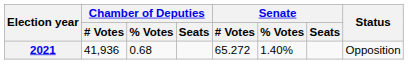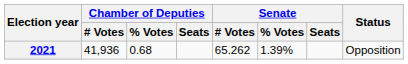(232, 50) 65.272 -> (232, 50) 65.262
(277, 50) 1.40% -> (277, 50) 1.39%
